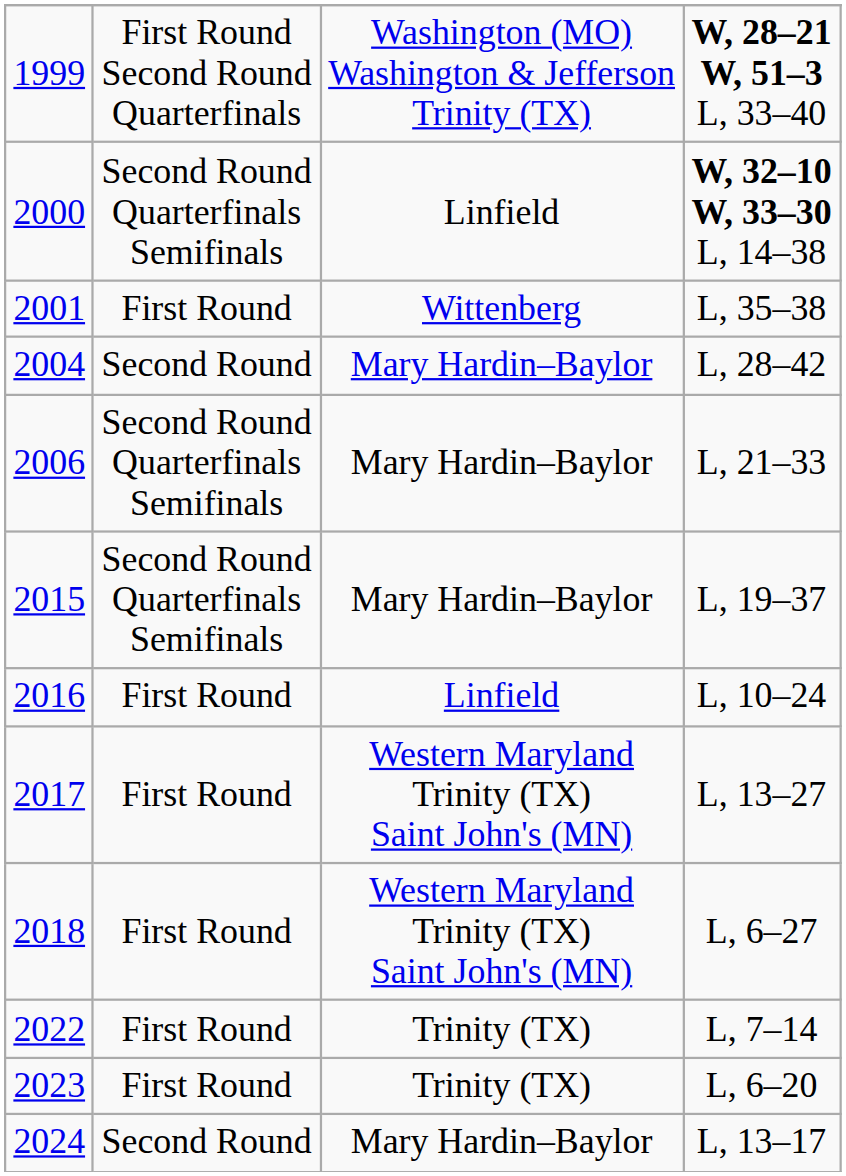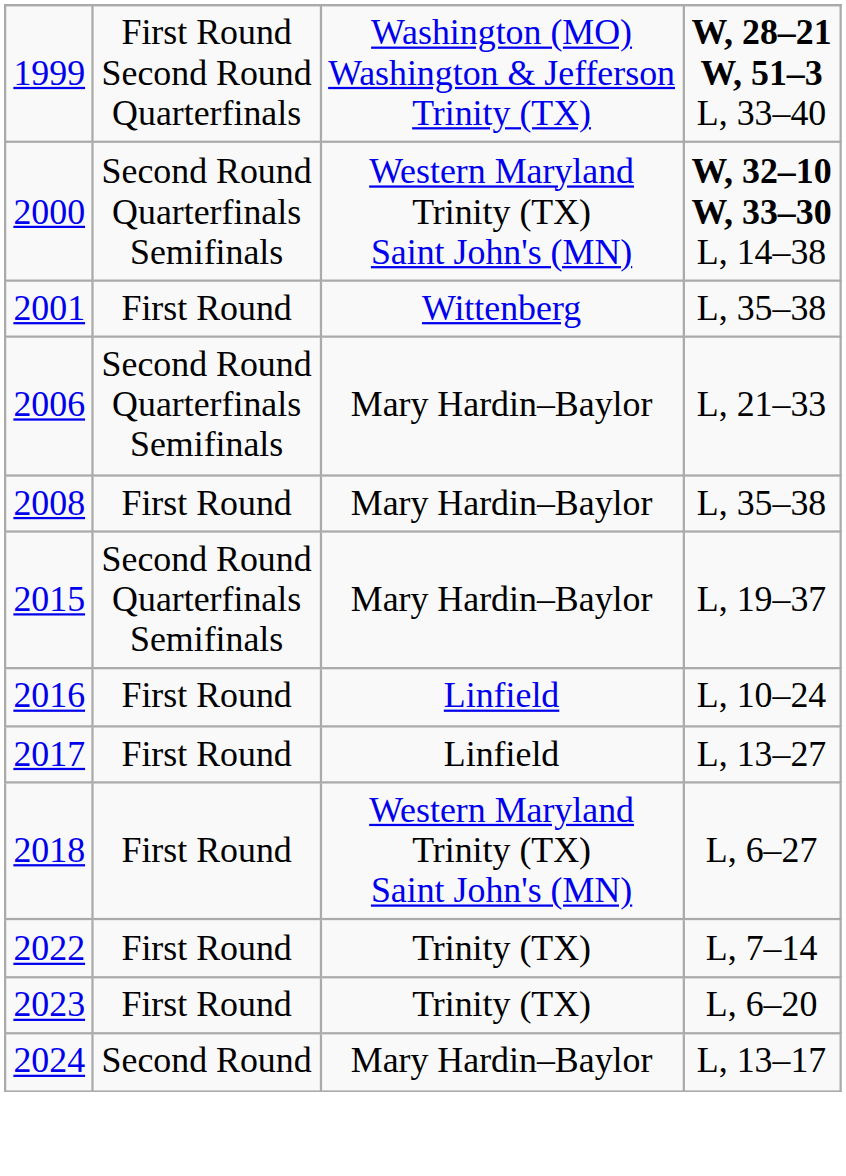(502, 210) Linfield -> (502, 210) Western Maryland Trinity (TX) Saint John's (MN)
- row: (49, 364)
+ row: (49, 502)
(502, 793) Western Maryland Trinity (TX) Saint John's (MN) -> (502, 753) Linfield
